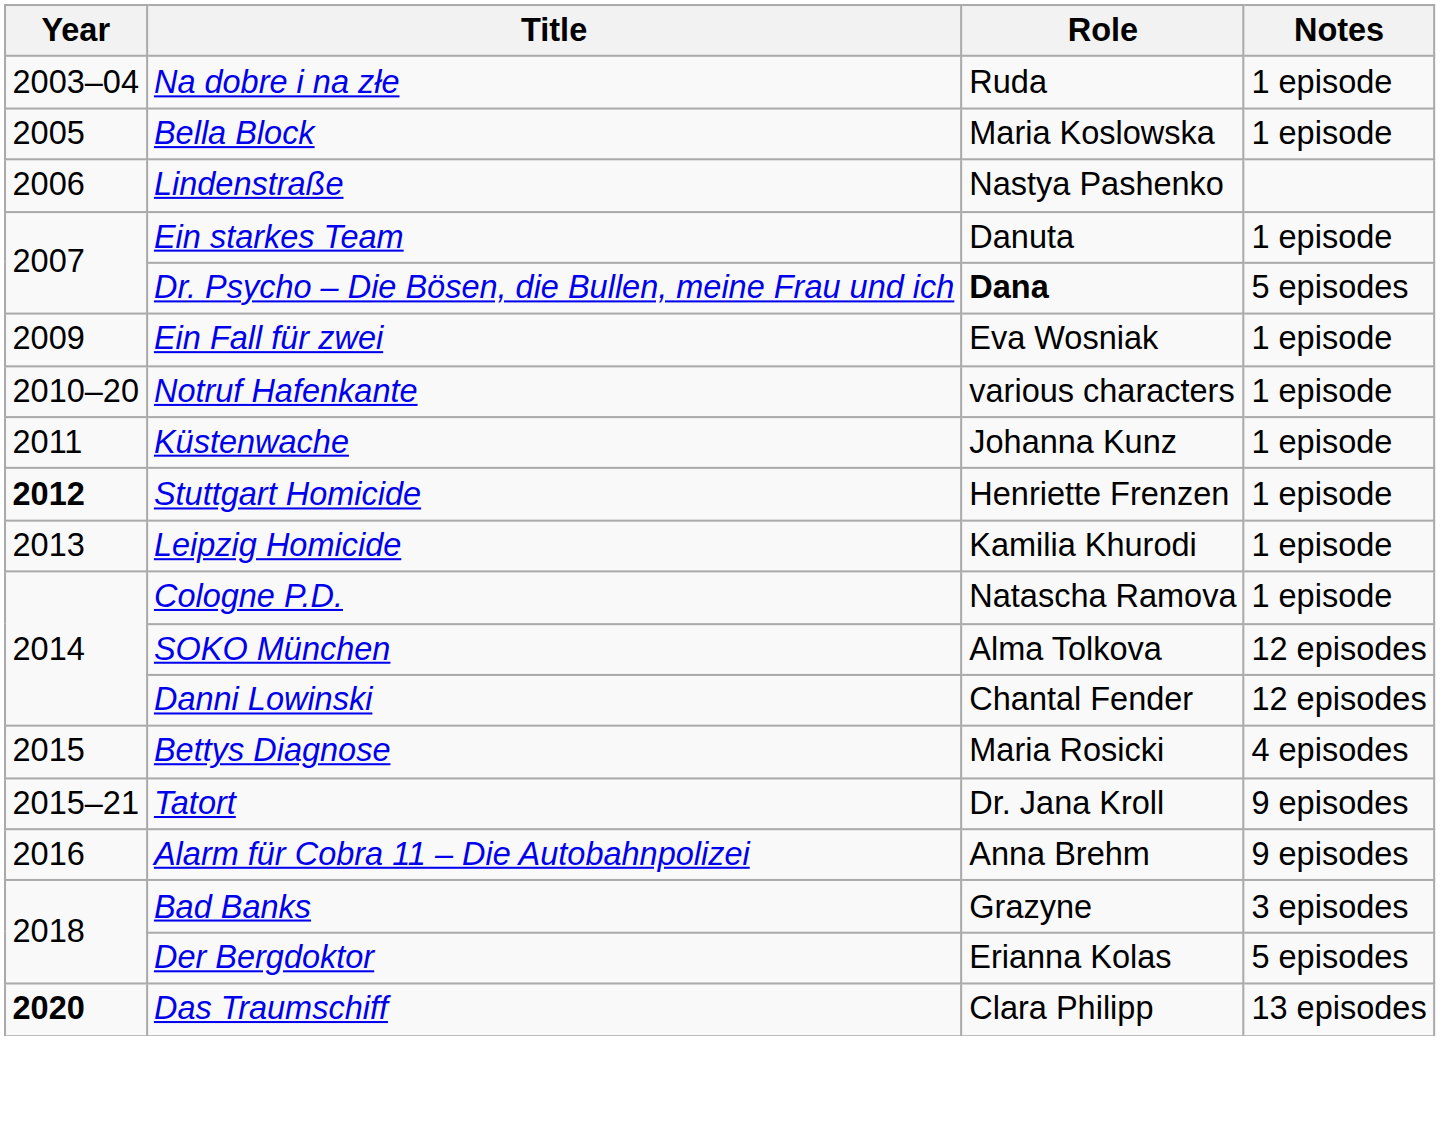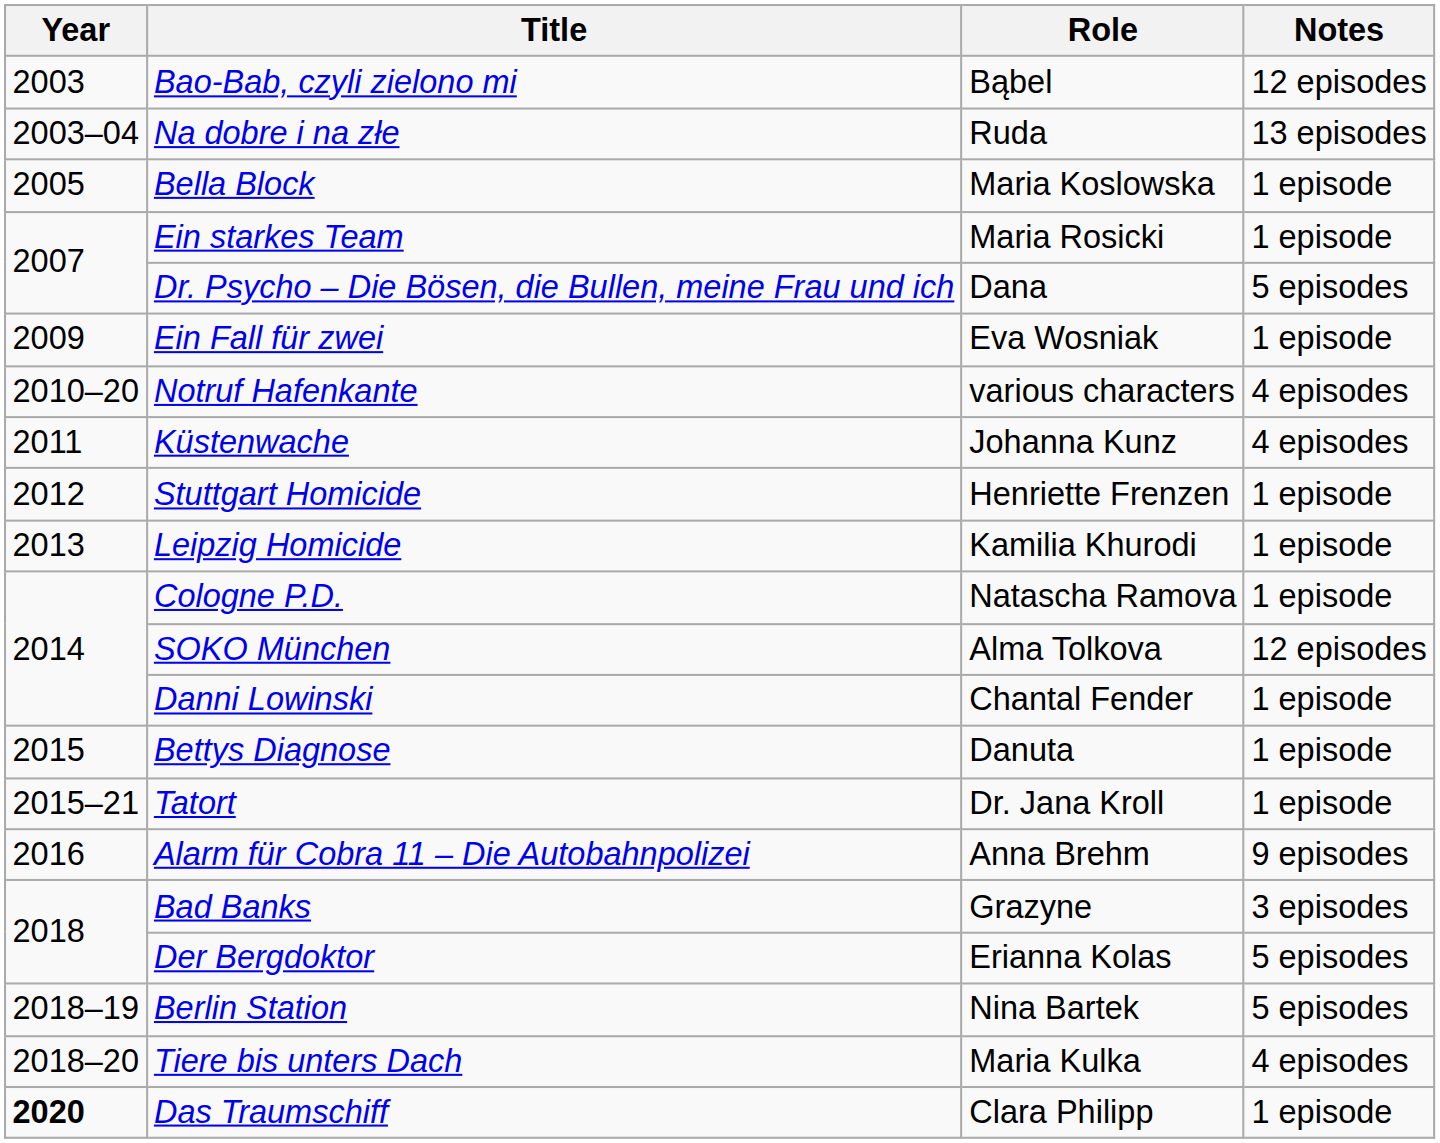+ row: (335, 81)
(1322, 81) 1 episode -> (1339, 133) 13 episodes
- row: (249, 184)
(1022, 236) Danuta -> (1067, 236) Maria Rosicki
(1009, 287) bold -> (1008, 287) normal
(1322, 390) 1 episode -> (1330, 390) 4 episodes
(1322, 442) 1 episode -> (1330, 442) 4 episodes
(49, 493) bold -> (49, 493) normal
(1339, 699) 12 episodes -> (1322, 699) 1 episode
(1067, 751) Maria Rosicki -> (1022, 751) Danuta
(1330, 751) 4 episodes -> (1322, 751) 1 episode
(1330, 802) 9 episodes -> (1322, 802) 1 episode
+ row: (251, 1008)
+ row: (308, 1060)
(1339, 1008) 13 episodes -> (1322, 1111) 1 episode
